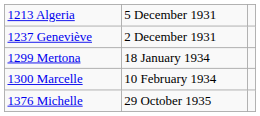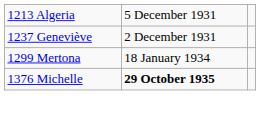- row: (45, 79)
(168, 101) normal -> (169, 79) bold
